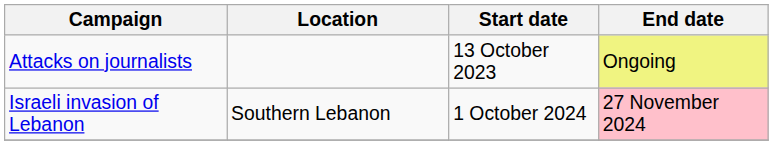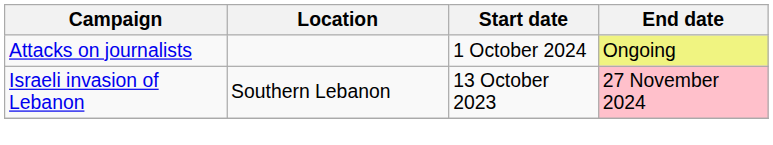(501, 61) 13 October 2023 -> (520, 50) 1 October 2024
(520, 113) 1 October 2024 -> (501, 92) 13 October 2023
